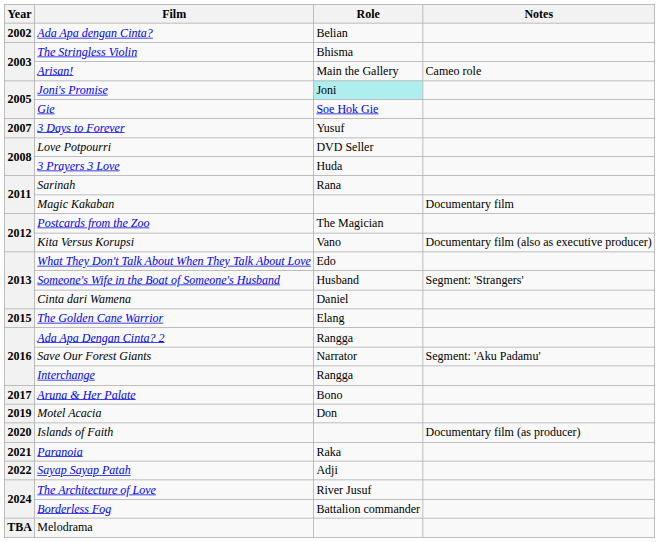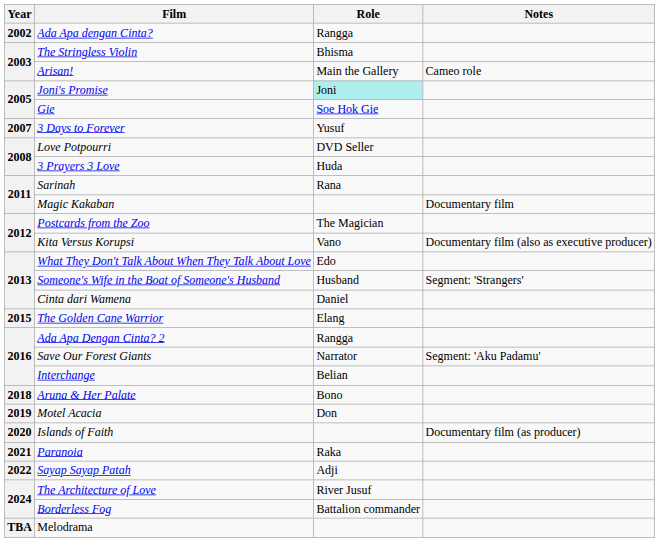(332, 33) Belian -> (335, 33) Rangga
(335, 375) Rangga -> (332, 375) Belian
(19, 394) 2017 -> (19, 394) 2018
